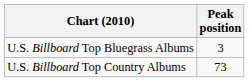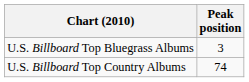(220, 67) 73 -> (220, 67) 74
